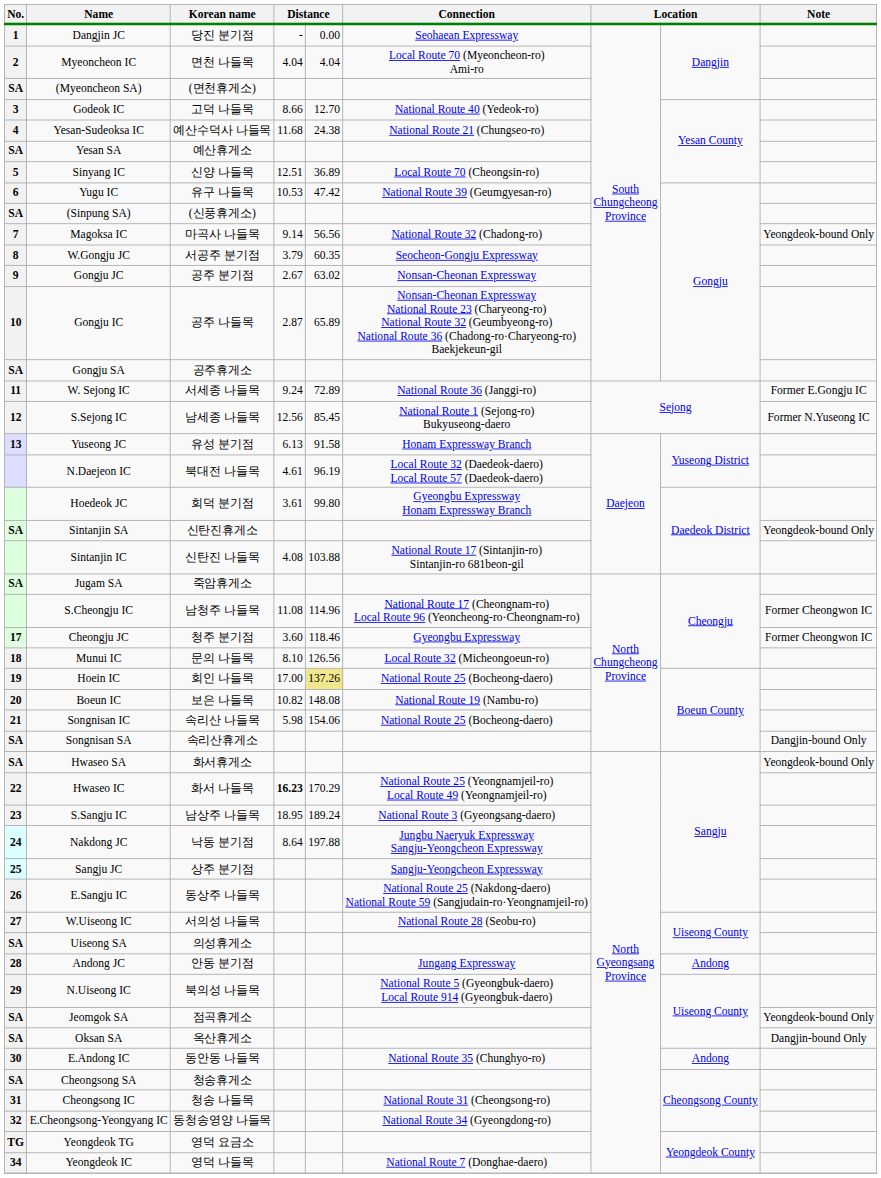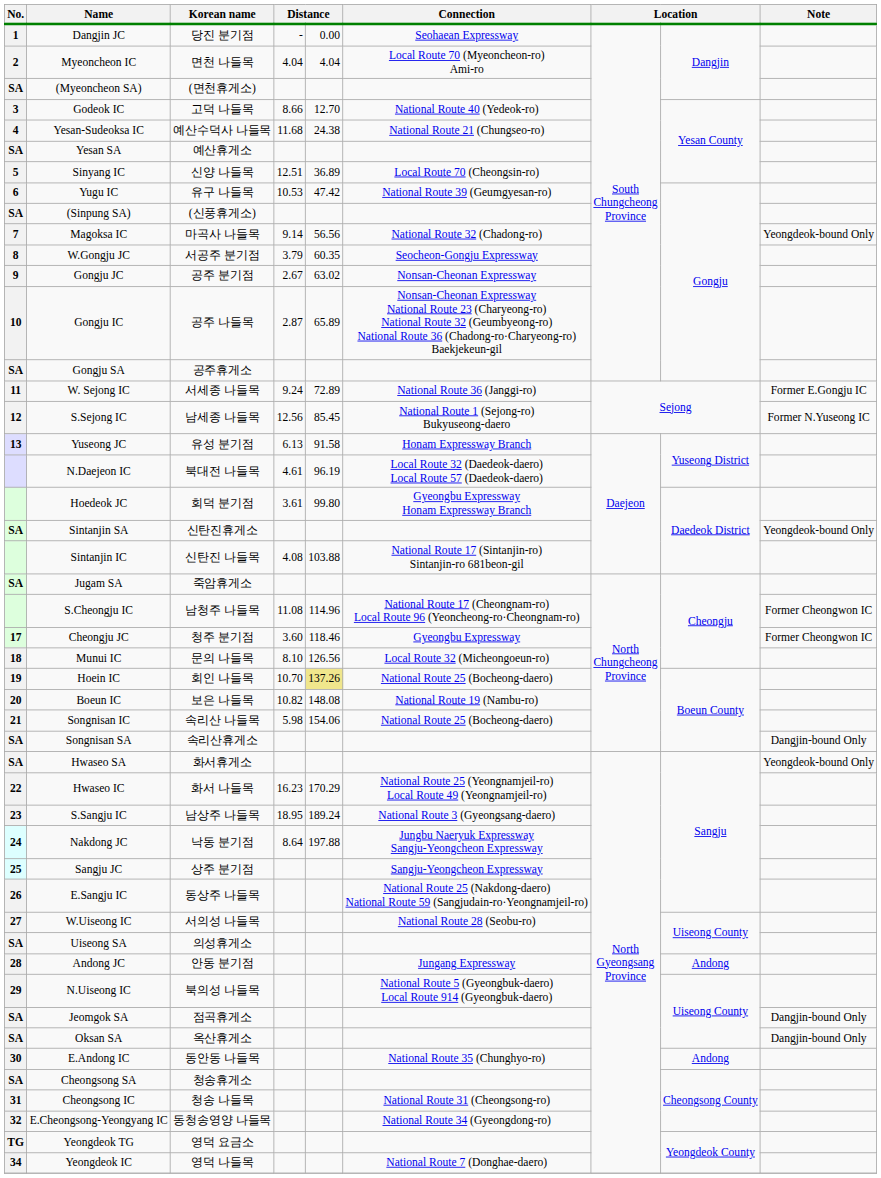(290, 678) 17.00 -> (290, 678) 10.70
(290, 788) bold -> (290, 788) normal
(819, 1017) Yeongdeok-bound Only -> (819, 1017) Dangjin-bound Only
